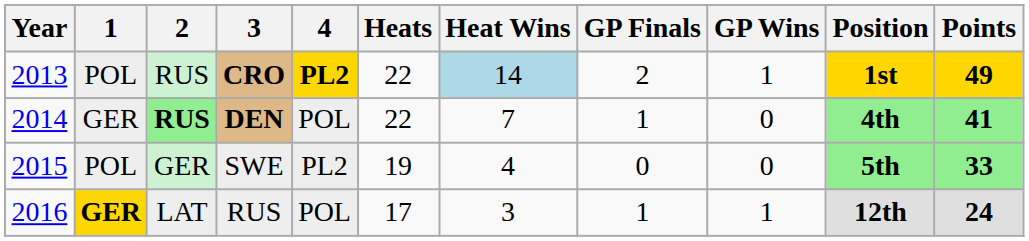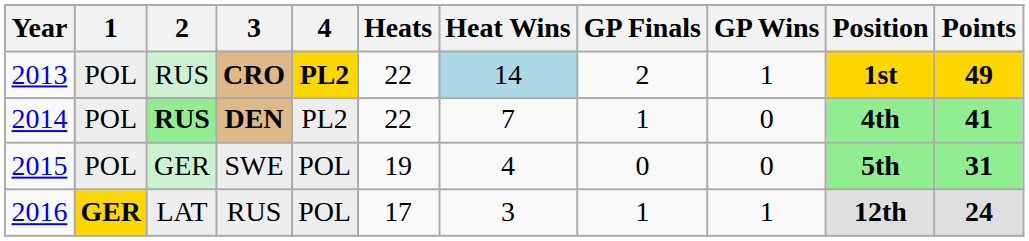(111, 120) GER -> (111, 120) POL
(325, 120) POL -> (325, 120) PL2
(325, 166) PL2 -> (325, 166) POL
(979, 166) 33 -> (979, 166) 31
